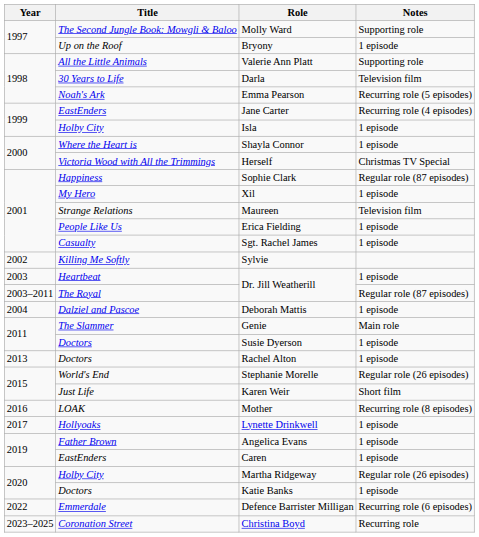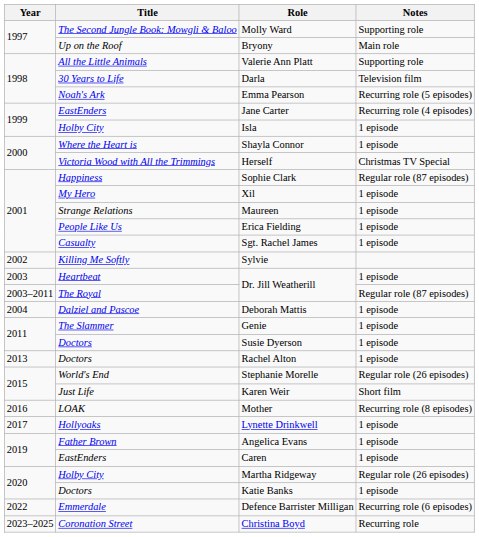(378, 45) 1 episode -> (379, 45) Main role
(390, 210) Television film -> (378, 210) 1 episode
(379, 326) Main role -> (378, 326) 1 episode
